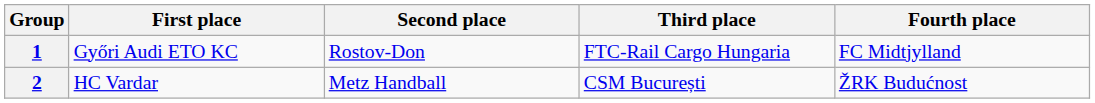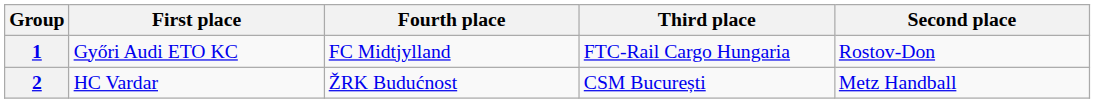columns swapped: (452, 20) <-> (962, 20)
